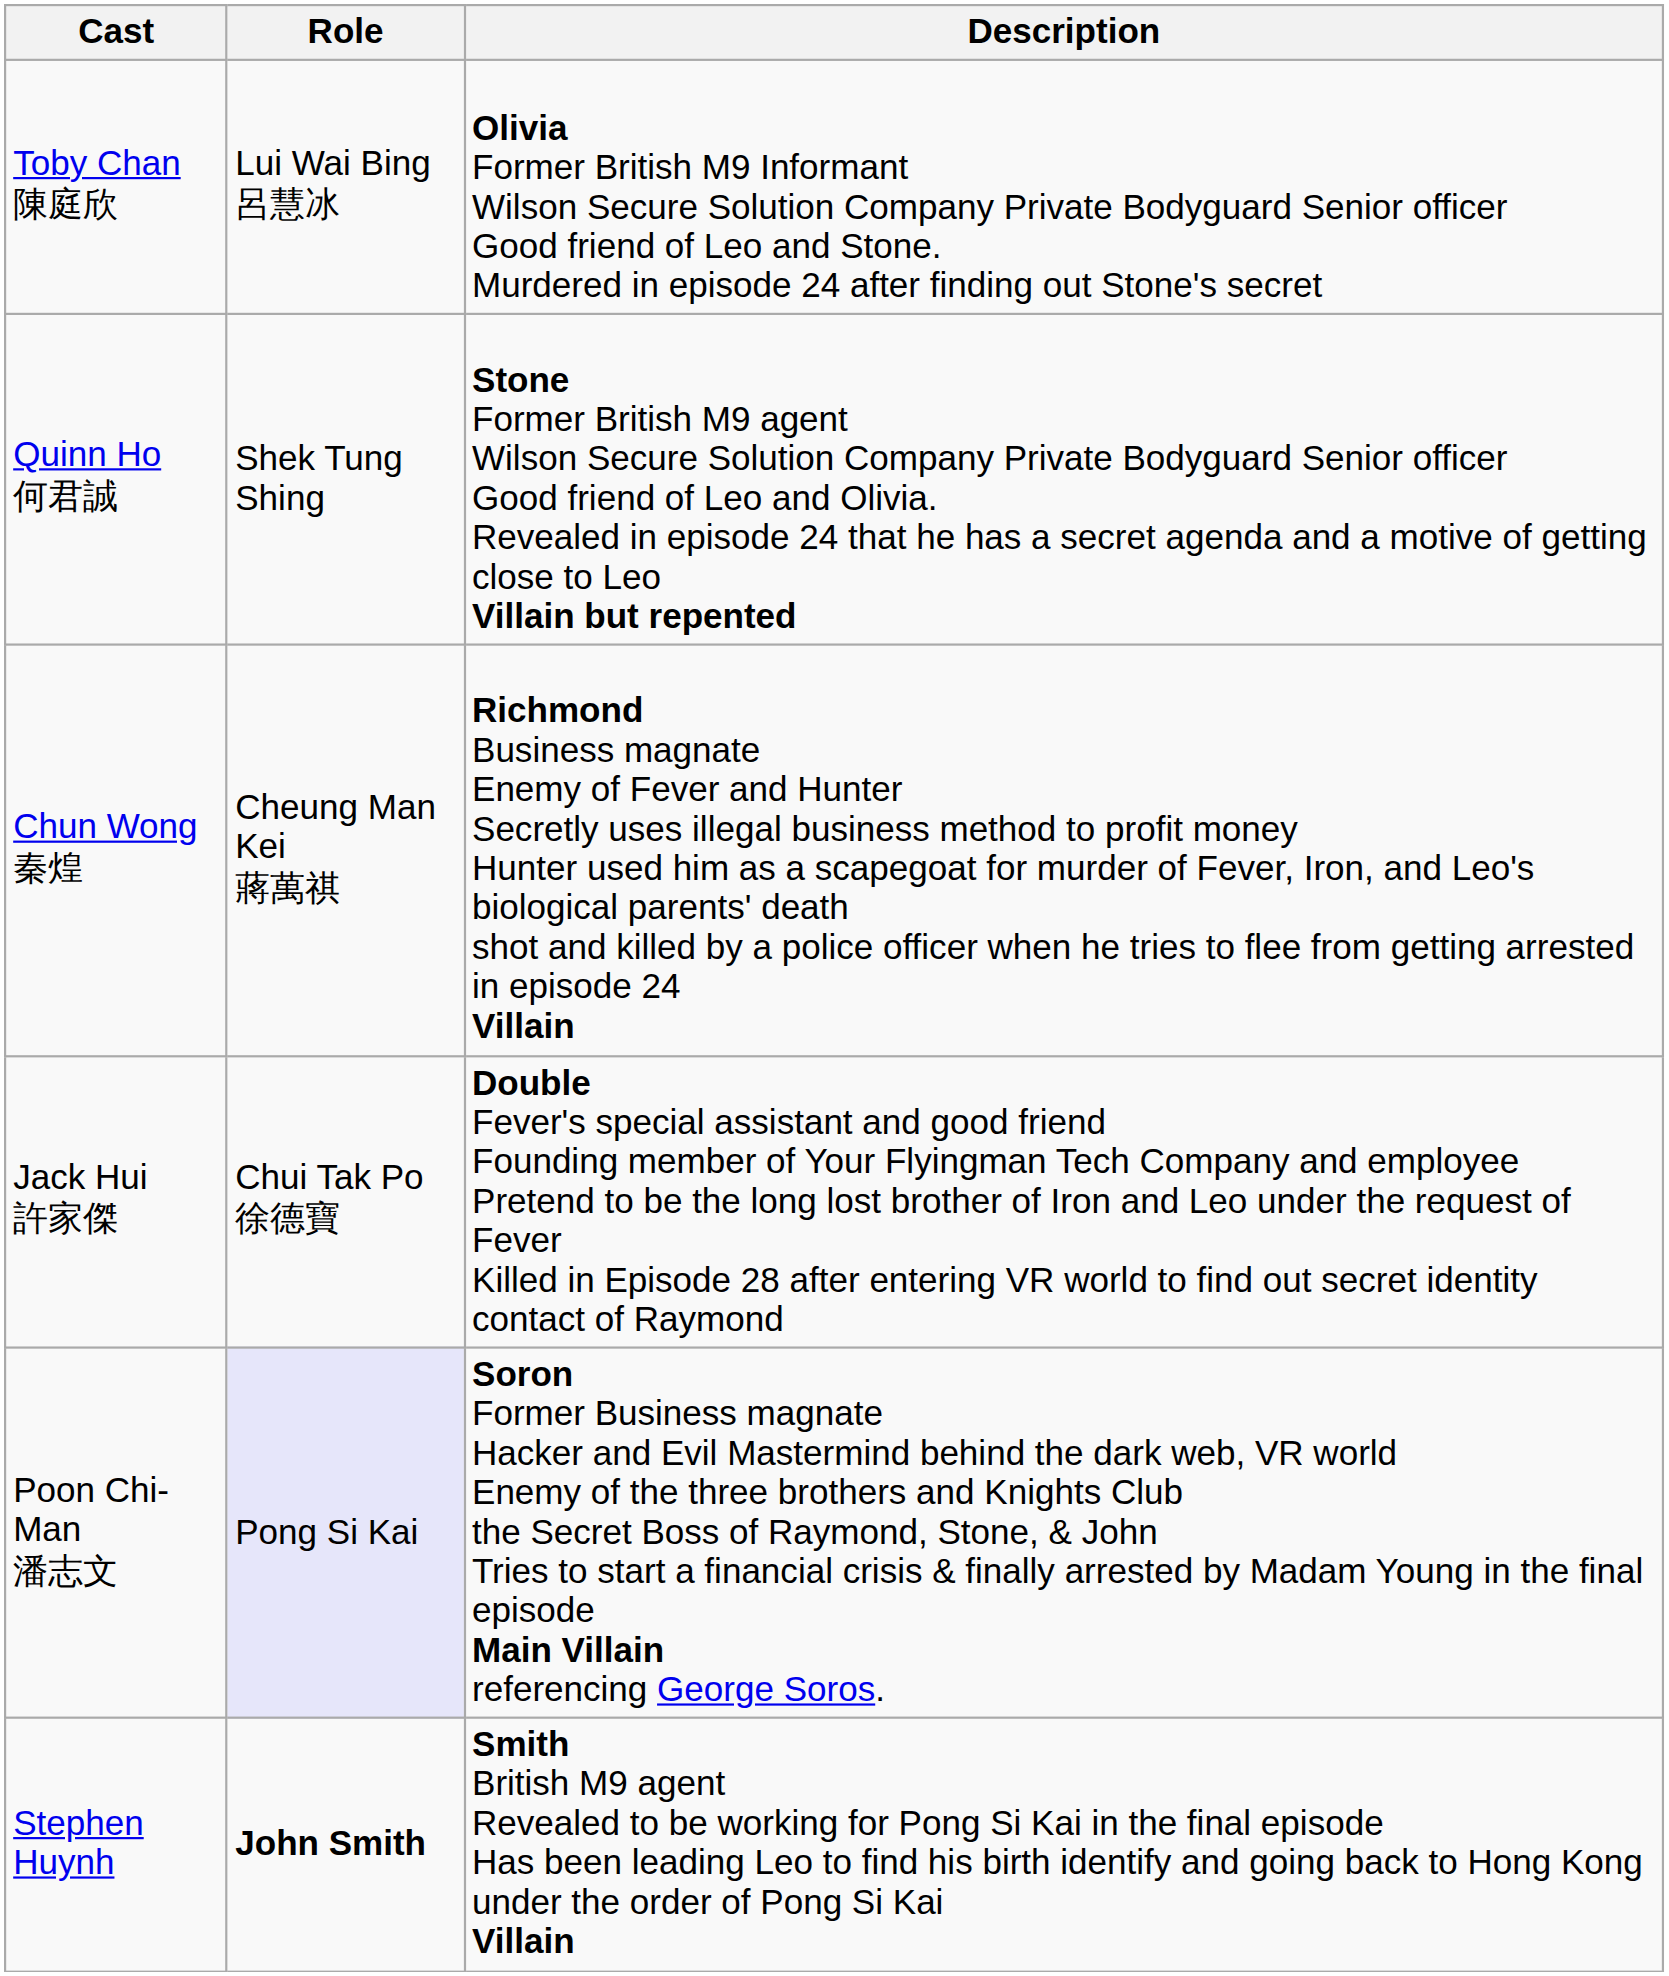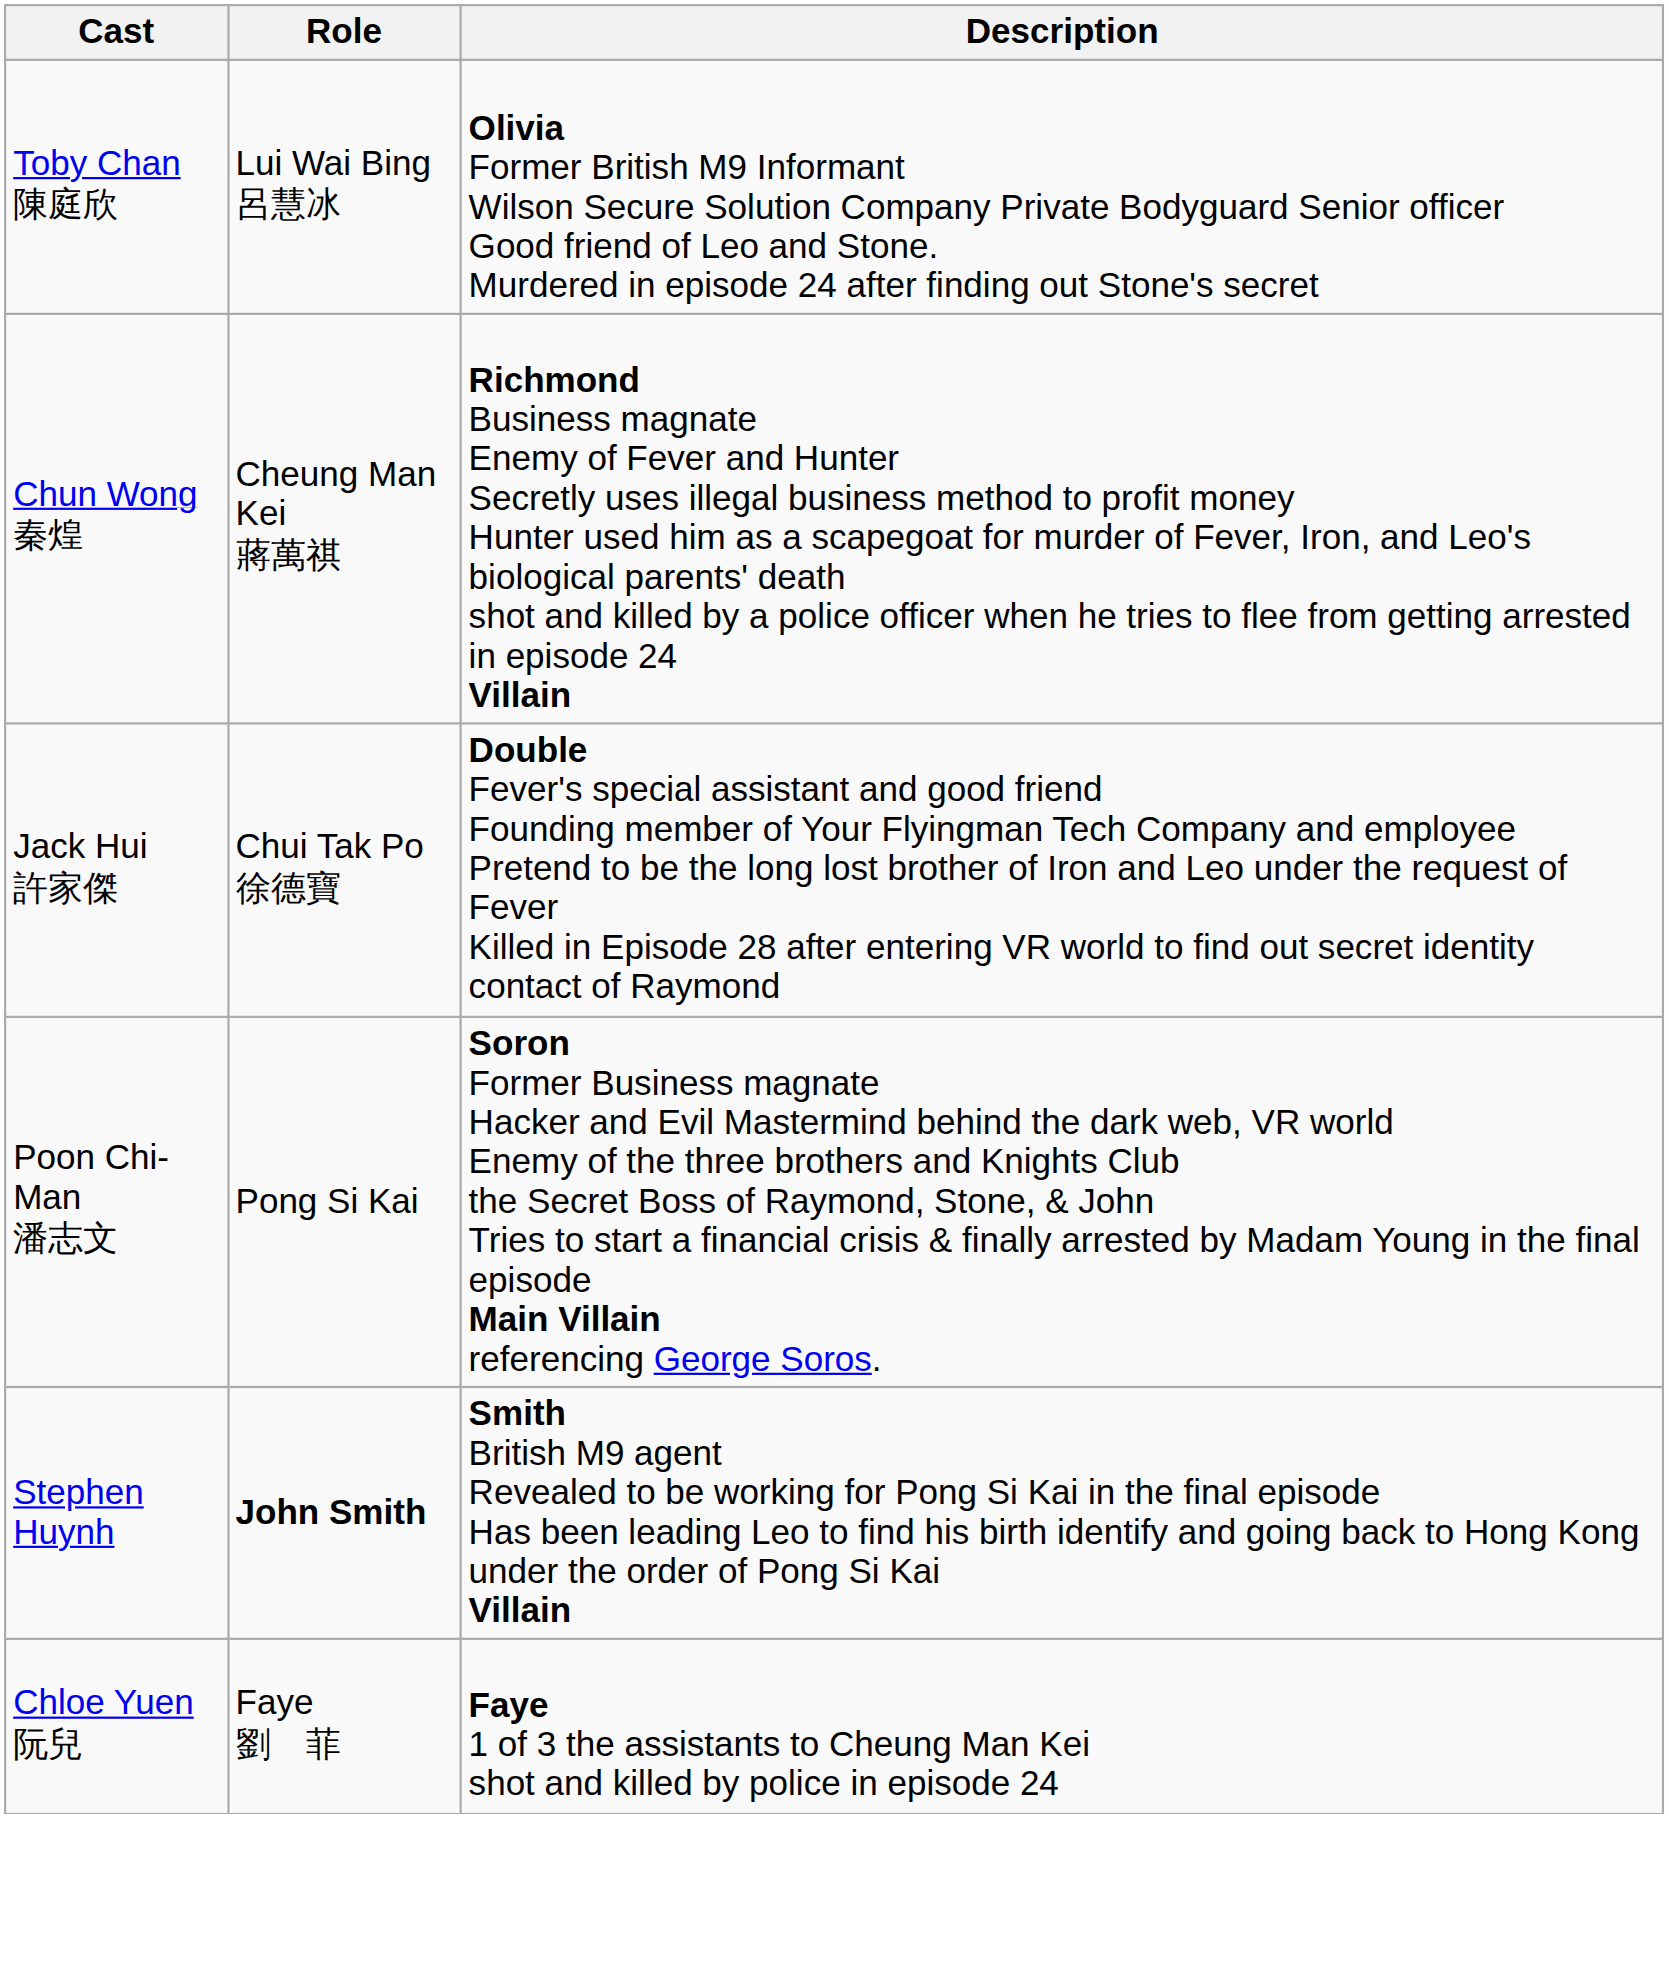- row: (87, 476)
(327, 1532) lavender background -> (327, 1200) no background
+ row: (103, 1723)
